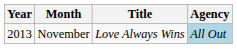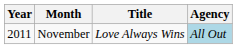(20, 33) 2013 -> (19, 33) 2011
